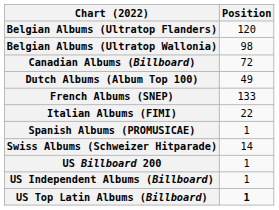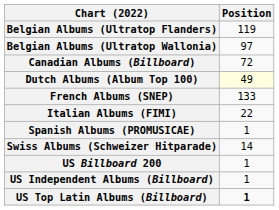(247, 30) 120 -> (247, 30) 119
(247, 46) 98 -> (247, 46) 97
(247, 80) no background -> (247, 80) lightyellow background
